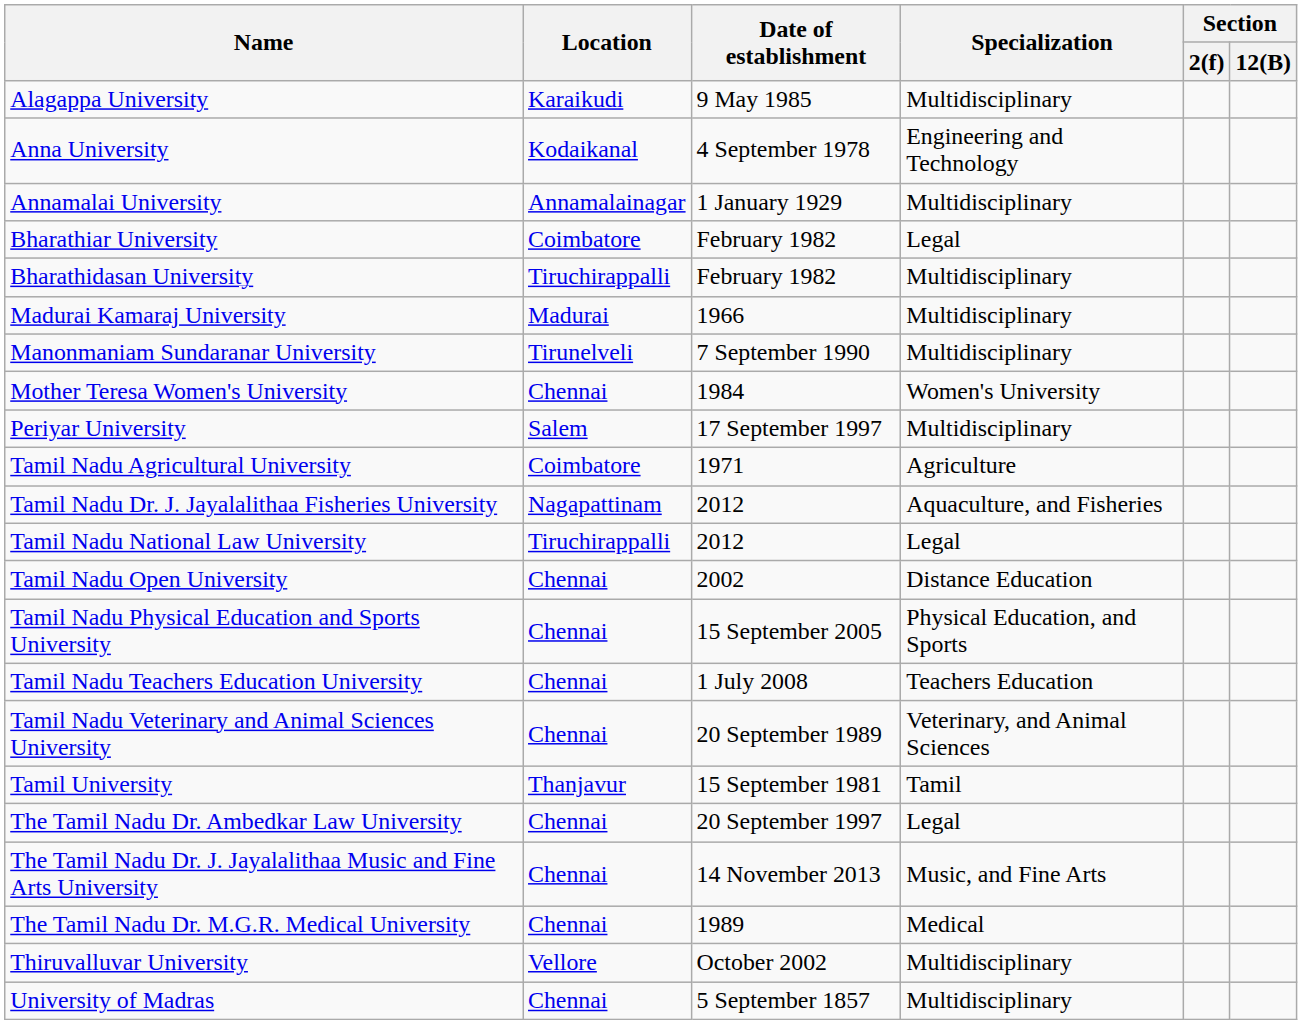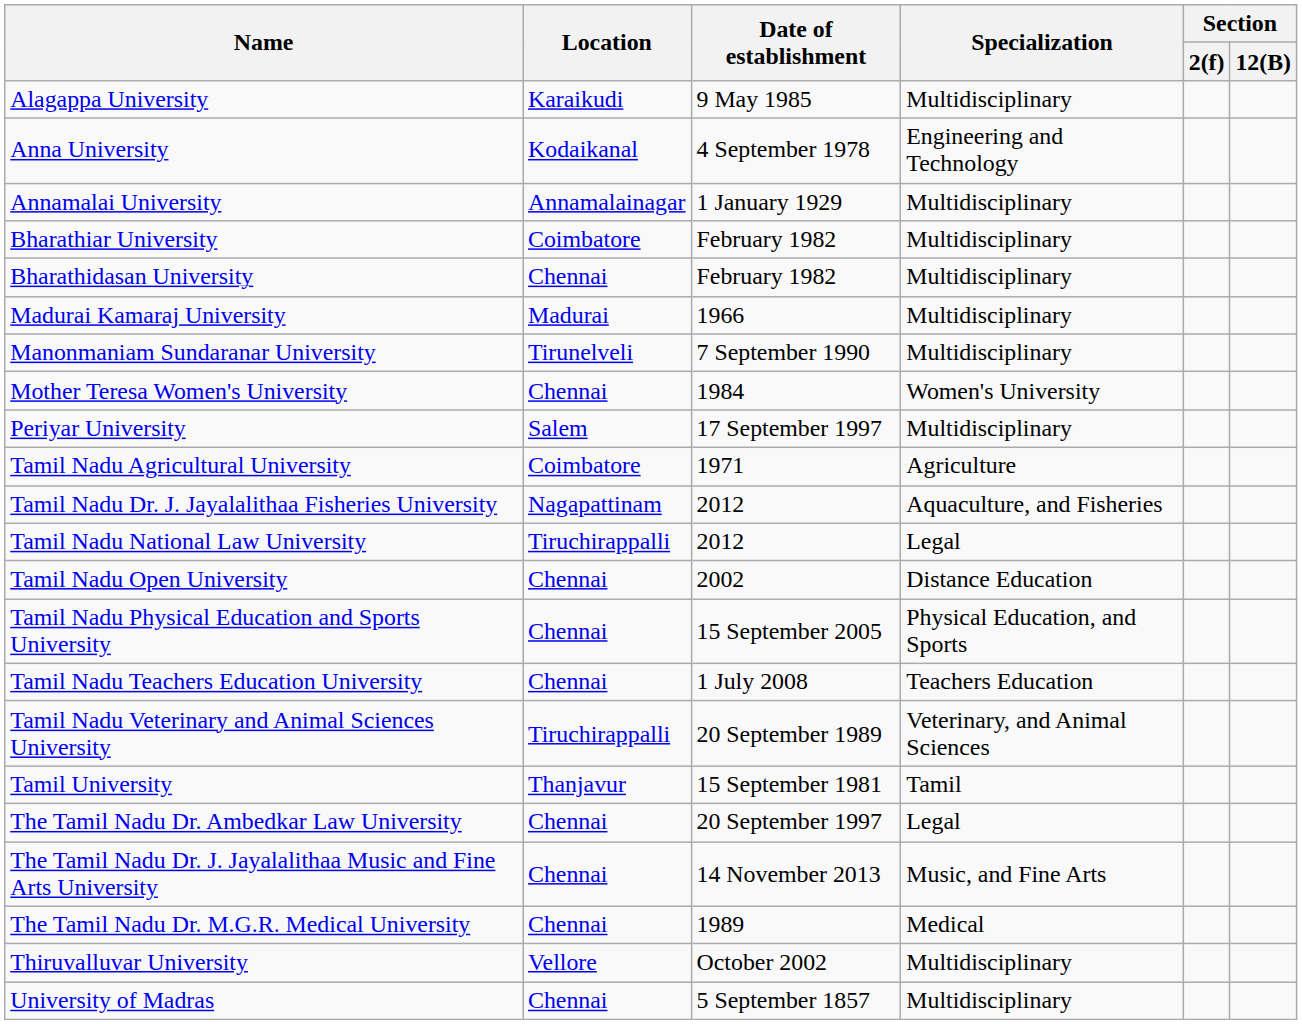(933, 239) Legal -> (989, 239) Multidisciplinary
(599, 277) Tiruchirappalli -> (568, 277) Chennai
(568, 733) Chennai -> (599, 733) Tiruchirappalli
